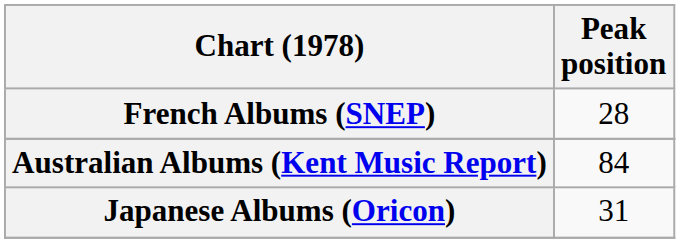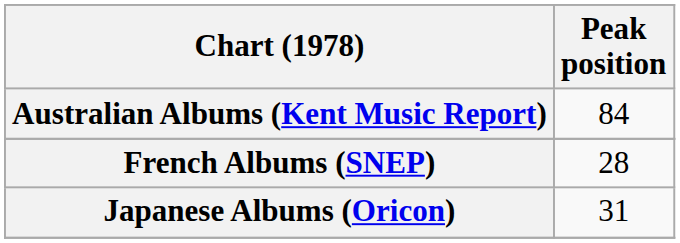rows swapped: (279, 162) <-> (279, 113)
